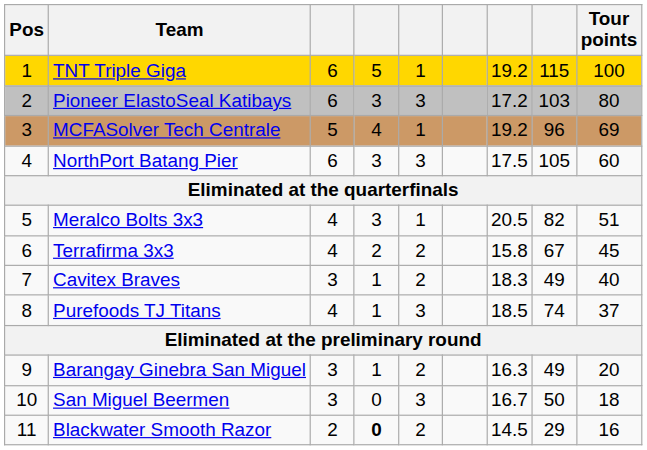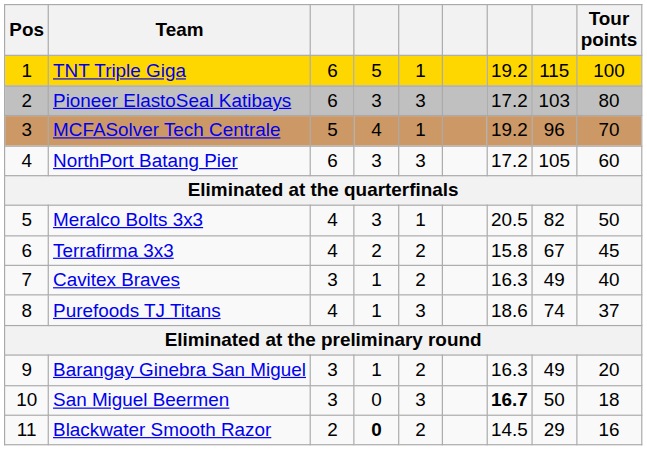(609, 130) 69 -> (609, 130) 70
(509, 160) 17.5 -> (509, 160) 17.2
(609, 220) 51 -> (609, 220) 50
(509, 280) 18.3 -> (509, 280) 16.3
(509, 310) 18.5 -> (509, 310) 18.6
(509, 400) normal -> (509, 400) bold
